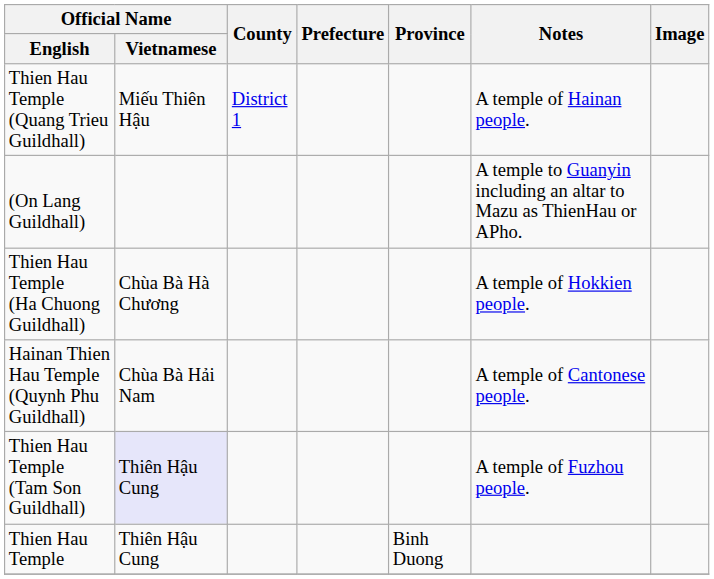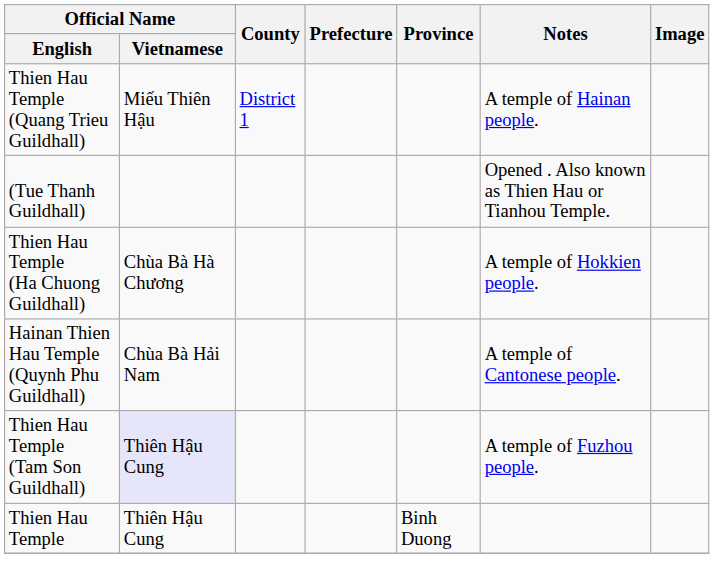+ row: (52, 201)
- row: (47, 211)
